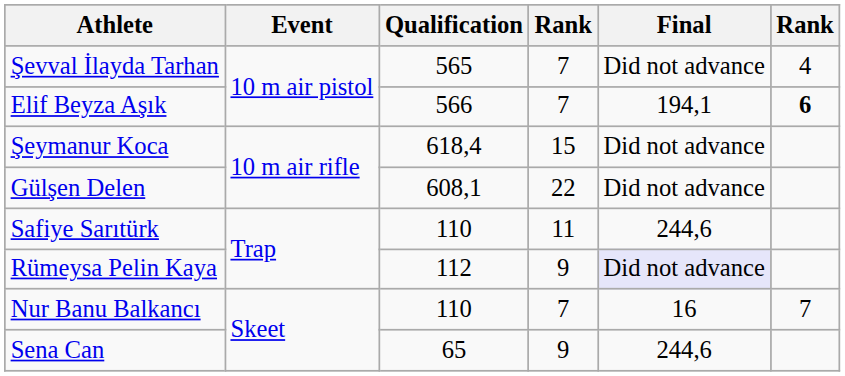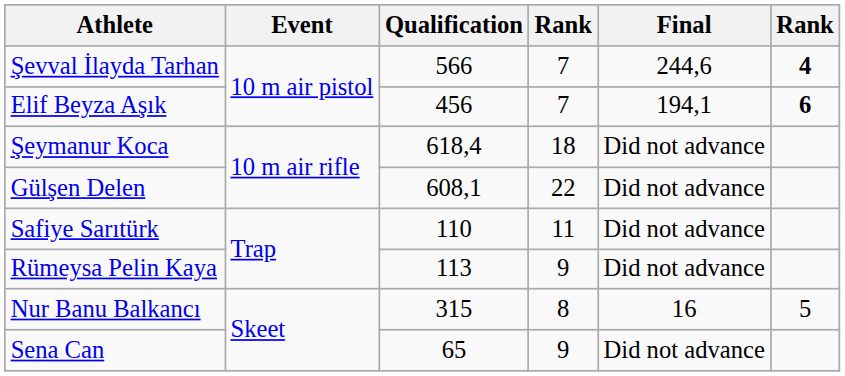(454, 65) 565 -> (454, 65) 566
(684, 65) Did not advance -> (684, 65) 244,6
(805, 65) normal -> (805, 65) bold
(454, 106) 566 -> (454, 106) 456
(563, 147) 15 -> (563, 147) 18
(684, 228) 244,6 -> (684, 228) Did not advance
(454, 268) 112 -> (454, 268) 113
(684, 268) lavender background -> (684, 268) no background
(454, 309) 110 -> (454, 309) 315
(563, 309) 7 -> (563, 309) 8
(805, 309) 7 -> (805, 309) 5
(684, 350) 244,6 -> (684, 350) Did not advance
